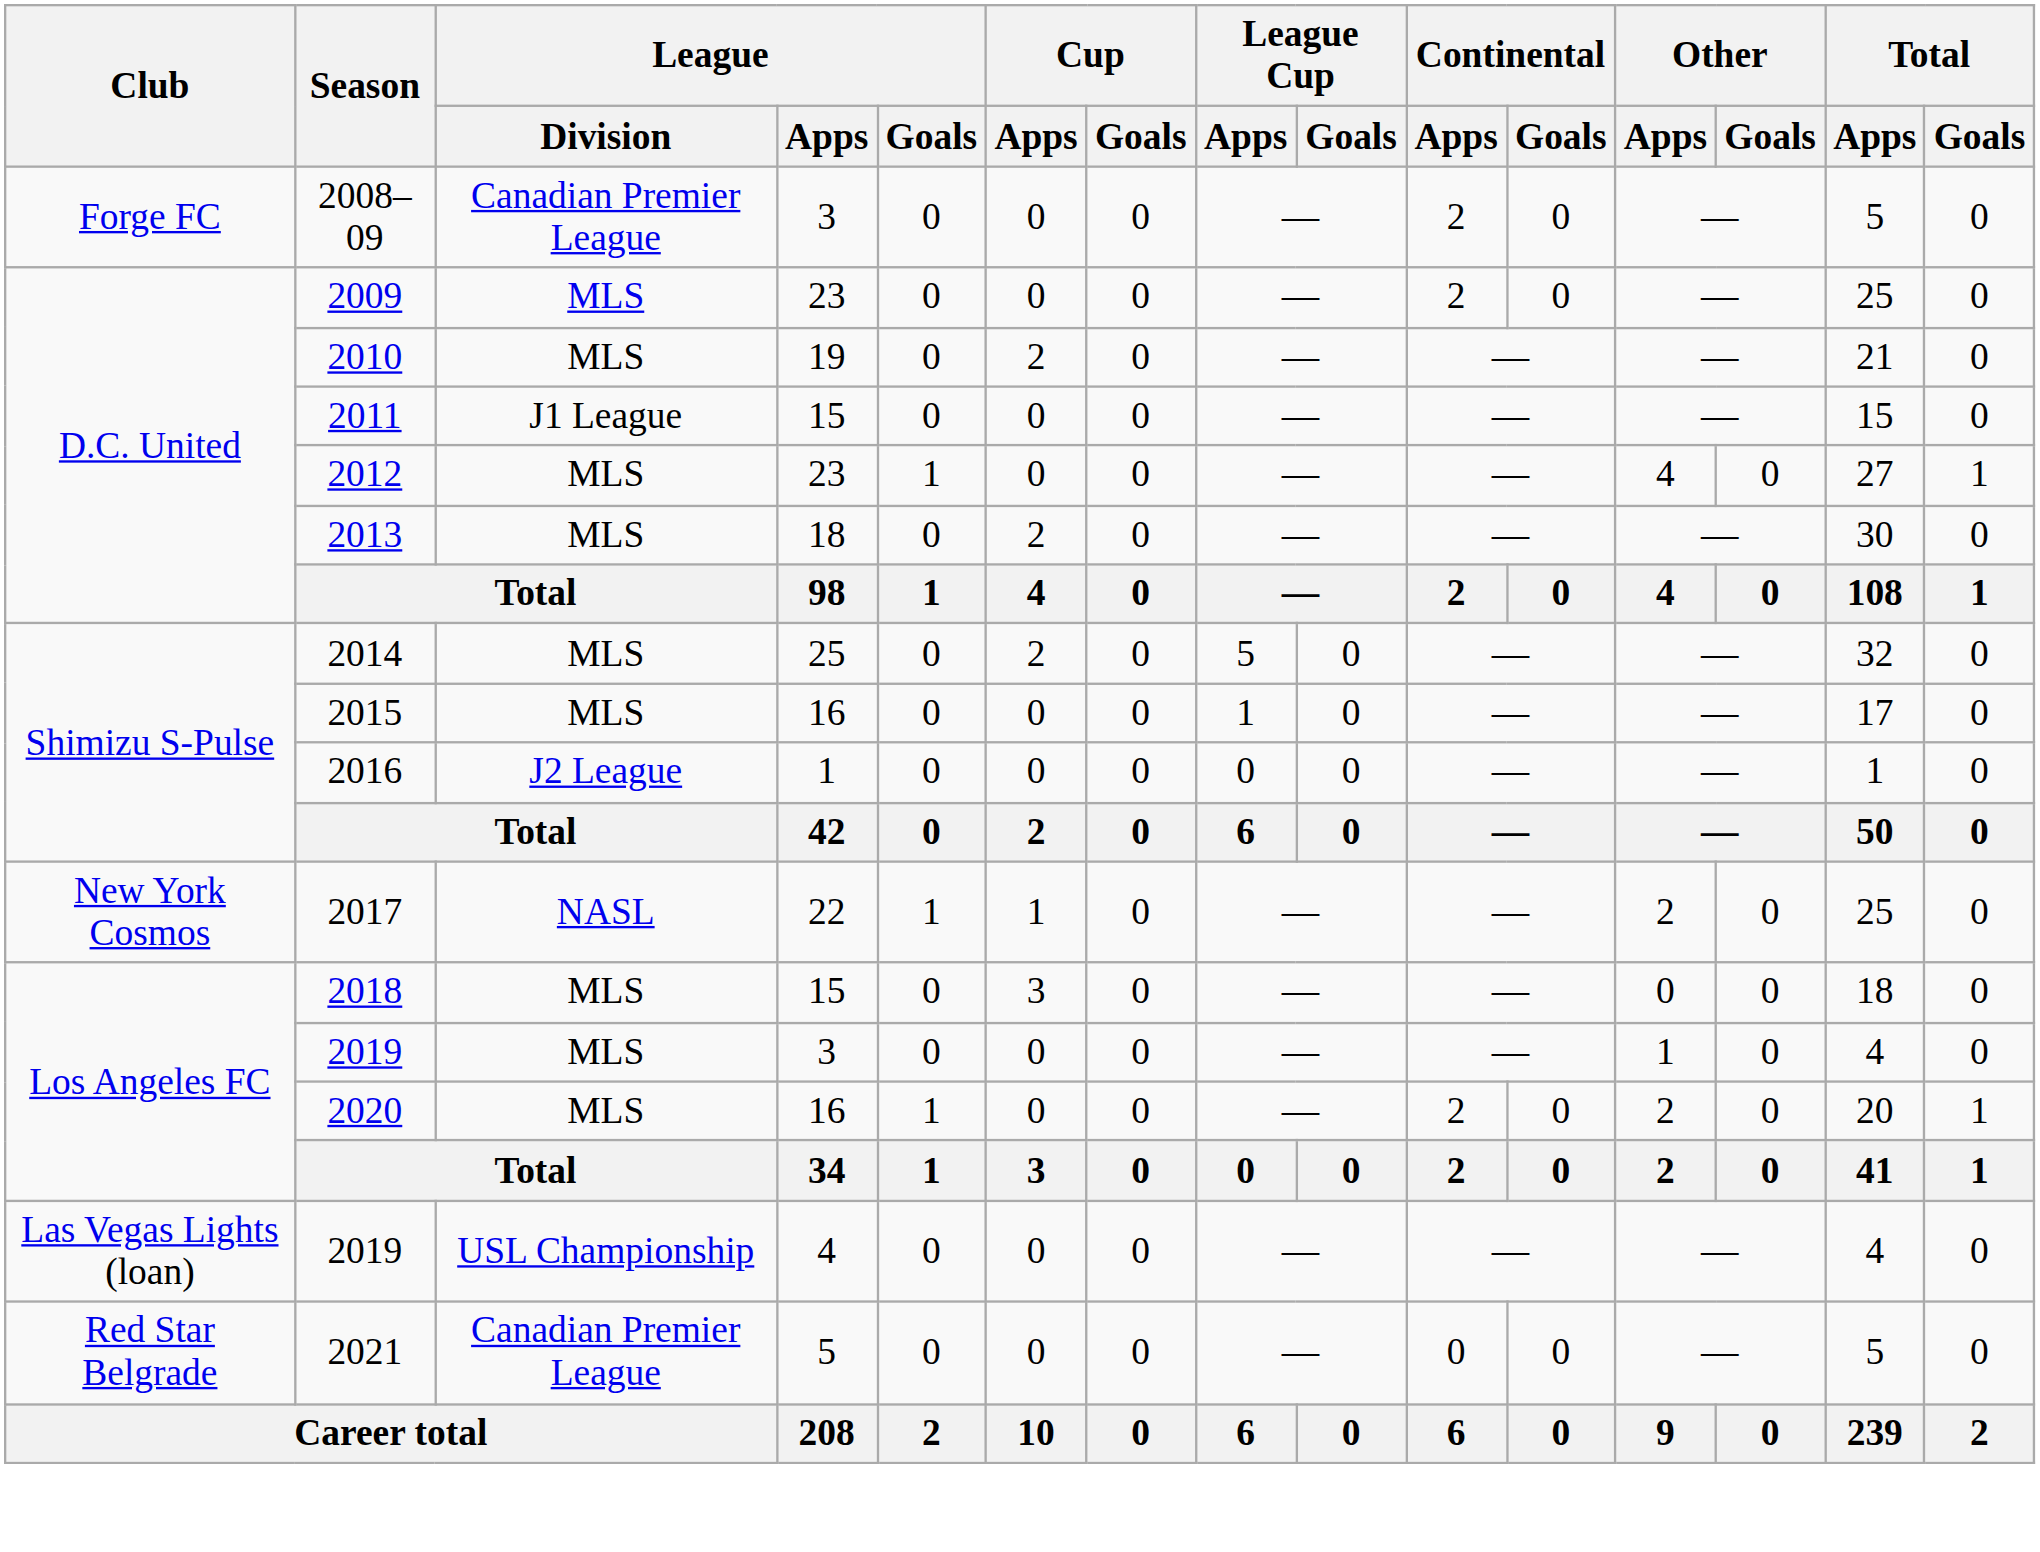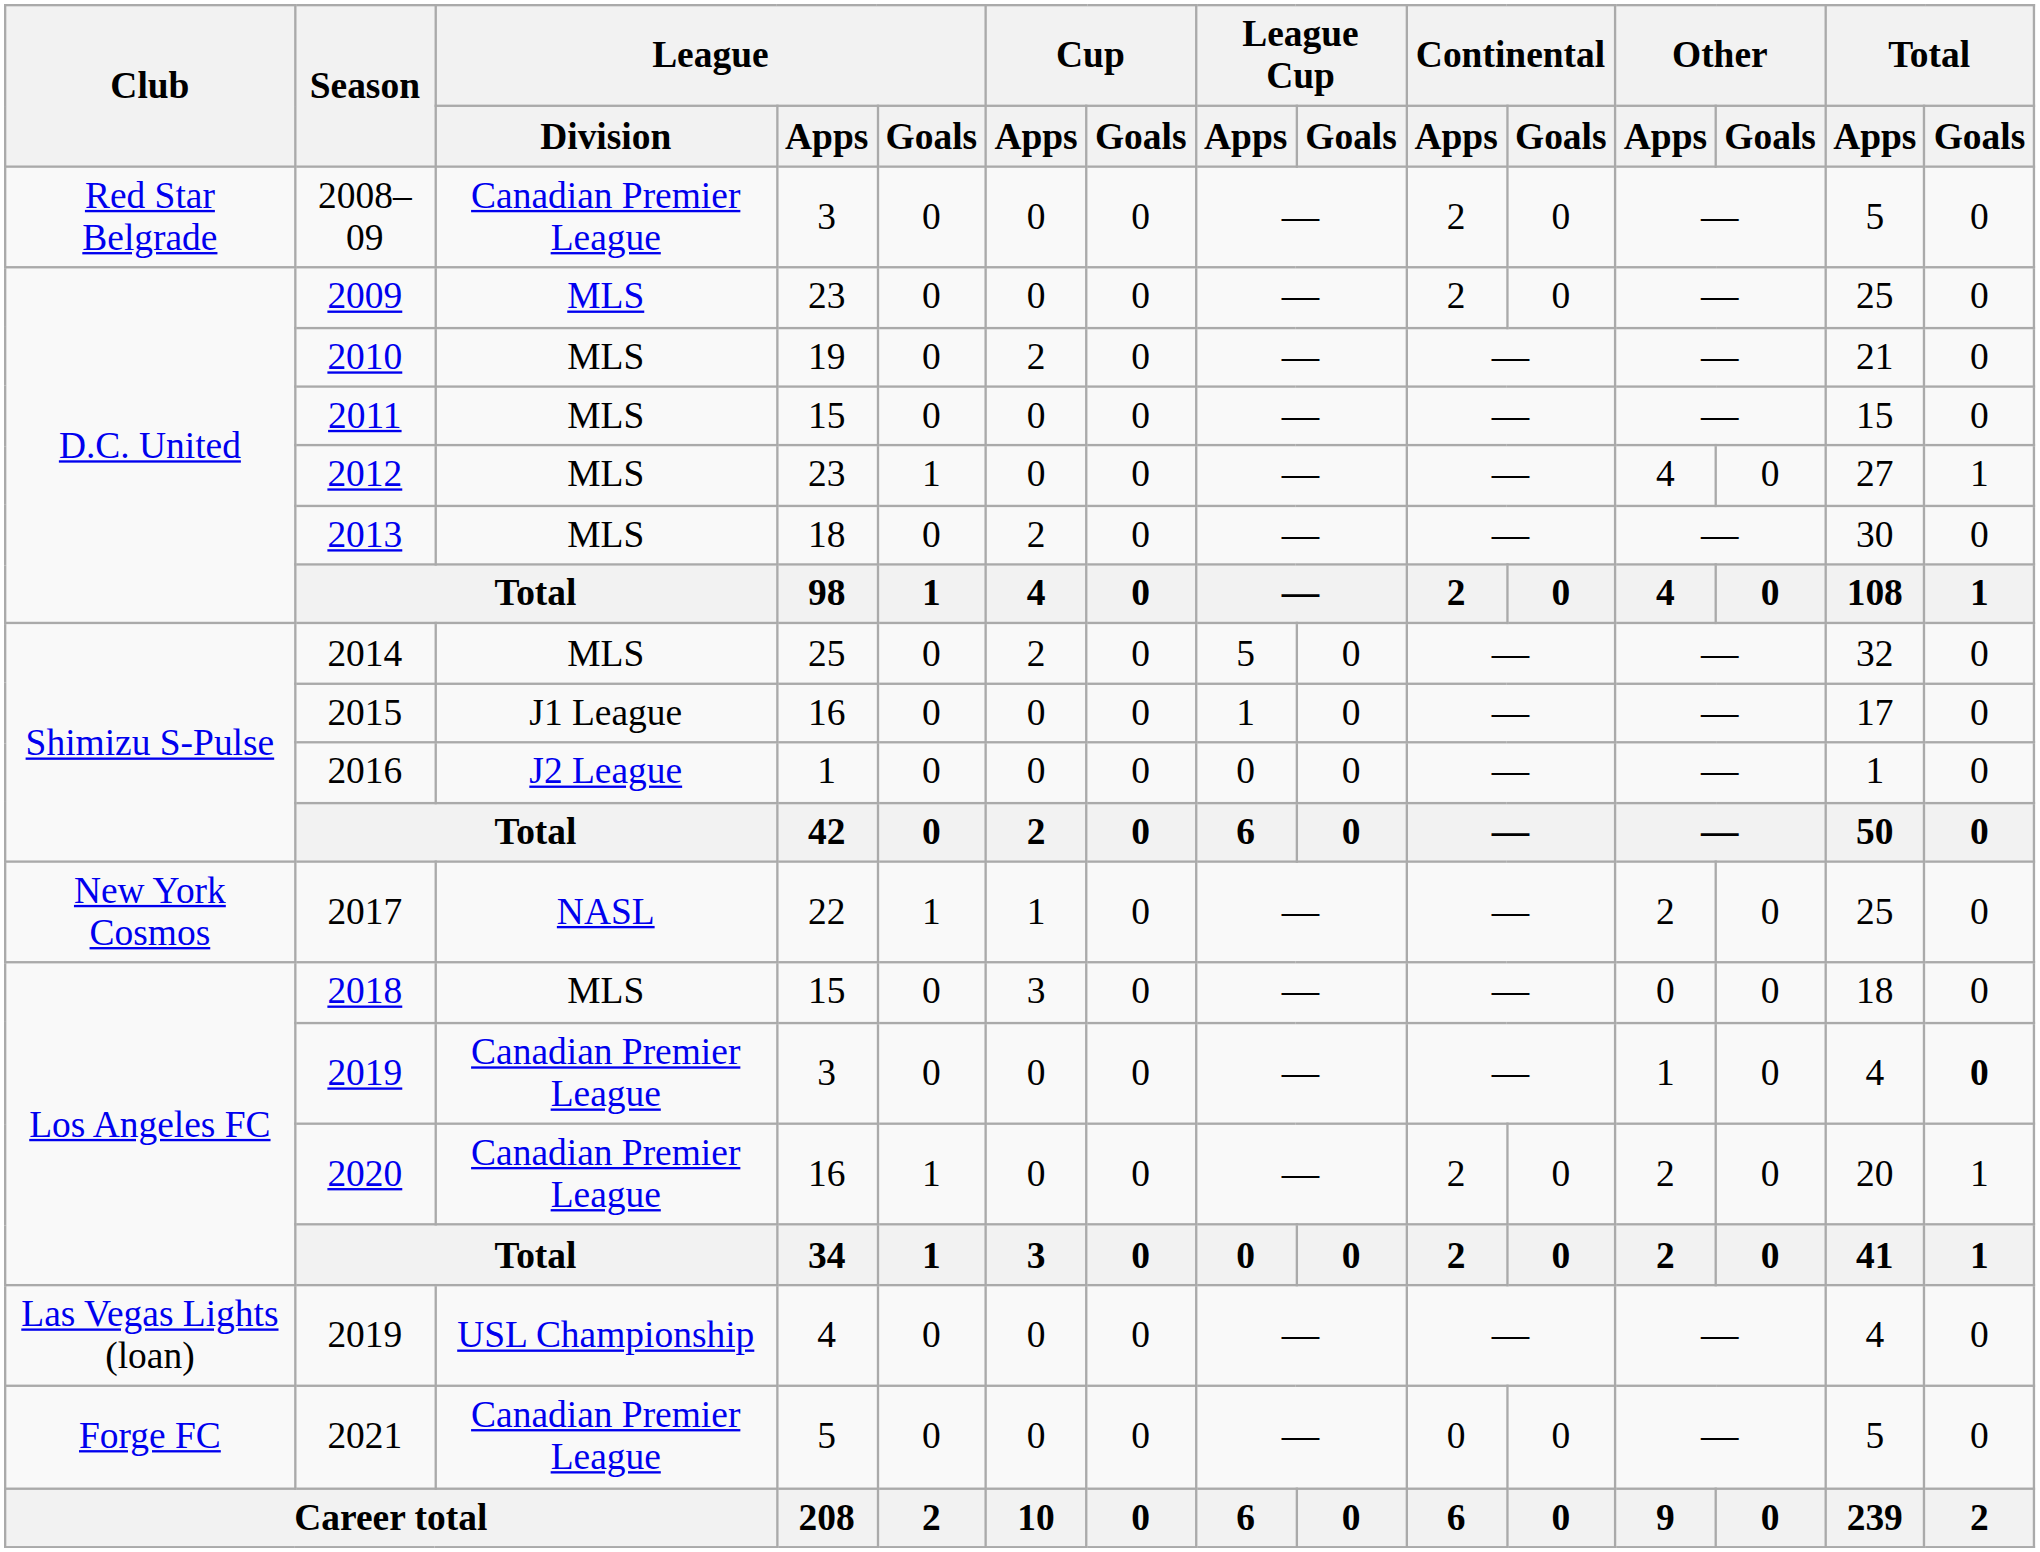(150, 216) Forge FC -> (150, 216) Red Star Belgrade
(606, 415) J1 League -> (606, 415) MLS
(606, 712) MLS -> (606, 712) J1 League
(606, 1051) MLS -> (606, 1072) Canadian Premier League
(1979, 1051) normal -> (1979, 1072) bold
(606, 1110) MLS -> (606, 1173) Canadian Premier League
(150, 1351) Red Star Belgrade -> (150, 1436) Forge FC
